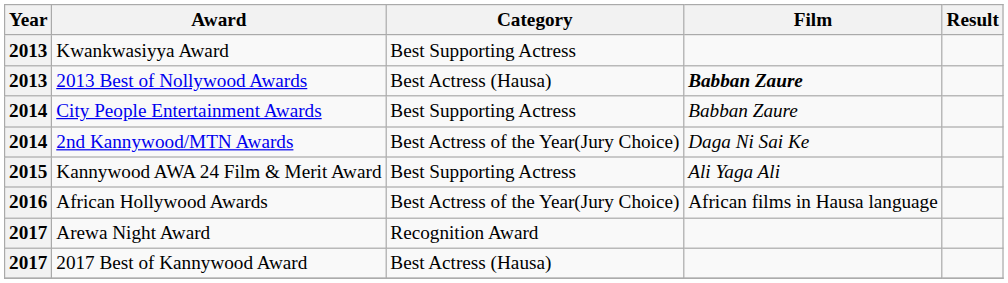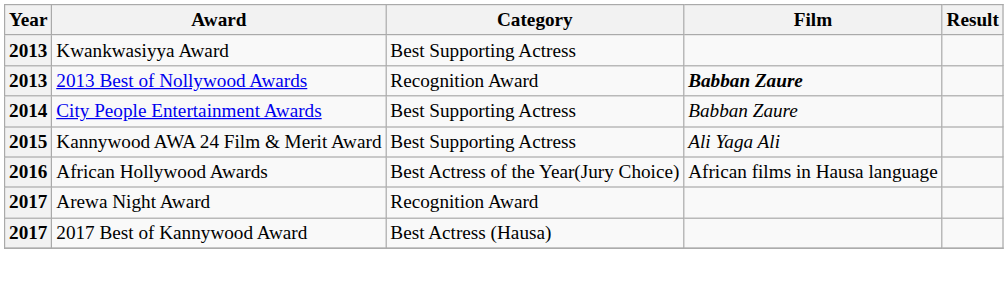(471, 80) Best Actress (Hausa) -> (464, 80) Recognition Award
- row: (175, 141)
